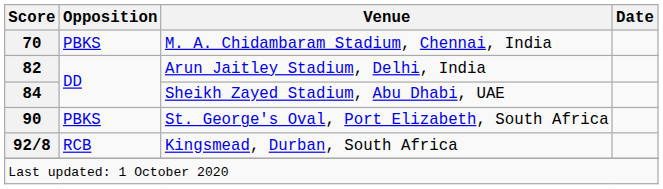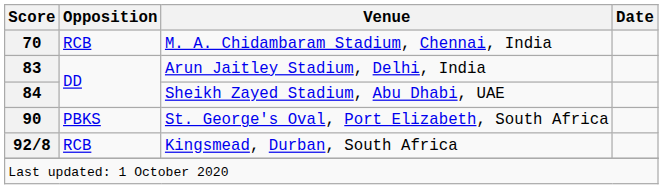(82, 43) PBKS -> (77, 43) RCB
(32, 69) 82 -> (32, 69) 83
